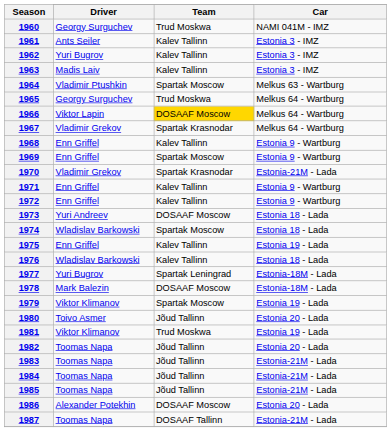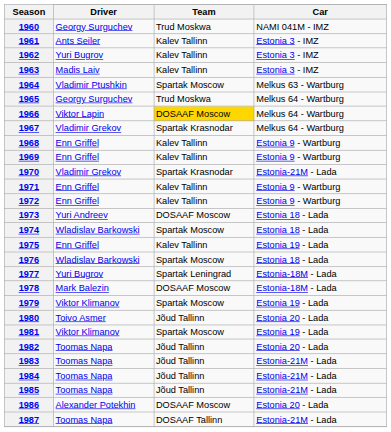(190, 158) Spartak Moscow -> (182, 158) Kalev Tallinn
(182, 260) Kalev Tallinn -> (190, 260) Spartak Moscow
(183, 332) Trud Moskwa -> (190, 332) Spartak Moscow
